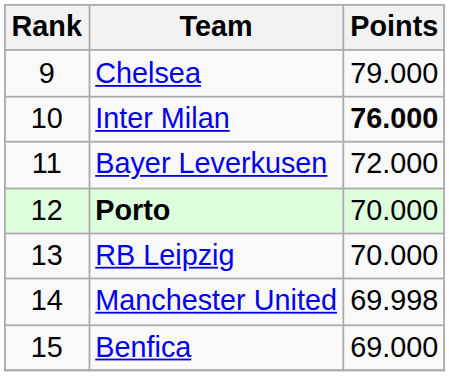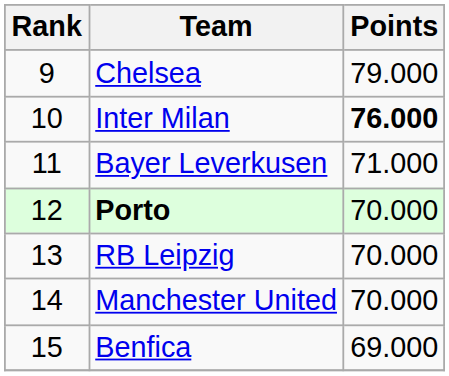(394, 164) 72.000 -> (394, 164) 71.000
(394, 301) 69.998 -> (394, 301) 70.000
